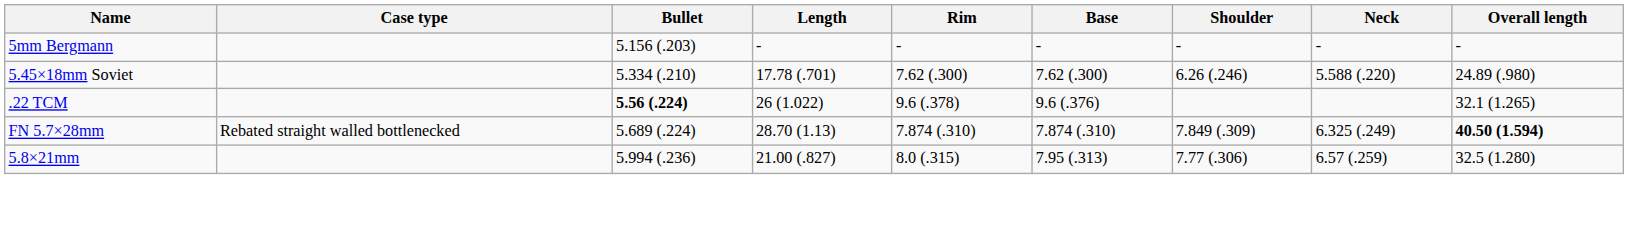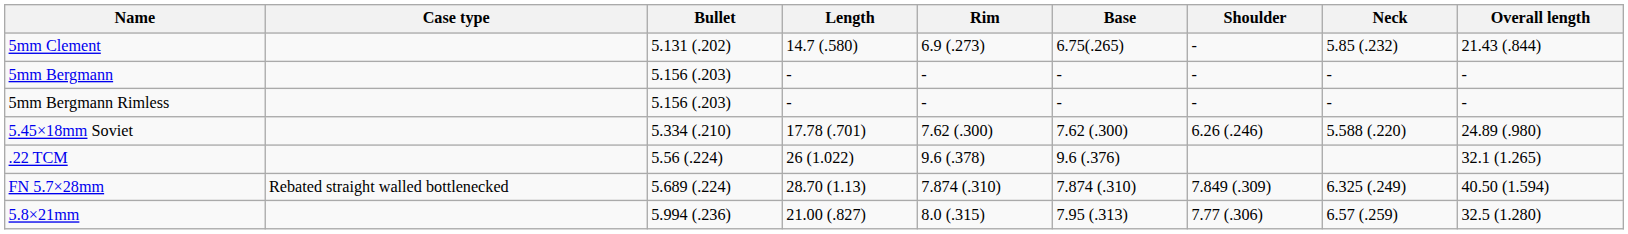+ row: (55, 46)
+ row: (89, 102)
(652, 102) bold -> (687, 158) normal
(1499, 130) bold -> (1505, 186) normal
